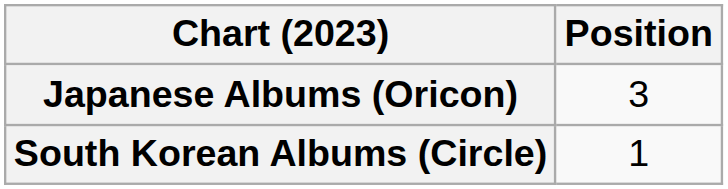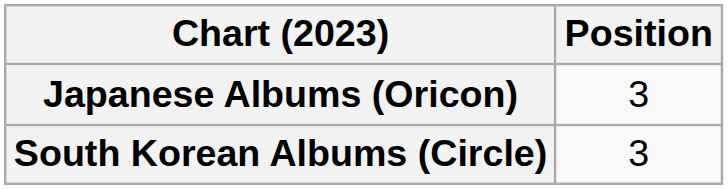(639, 153) 1 -> (639, 153) 3
